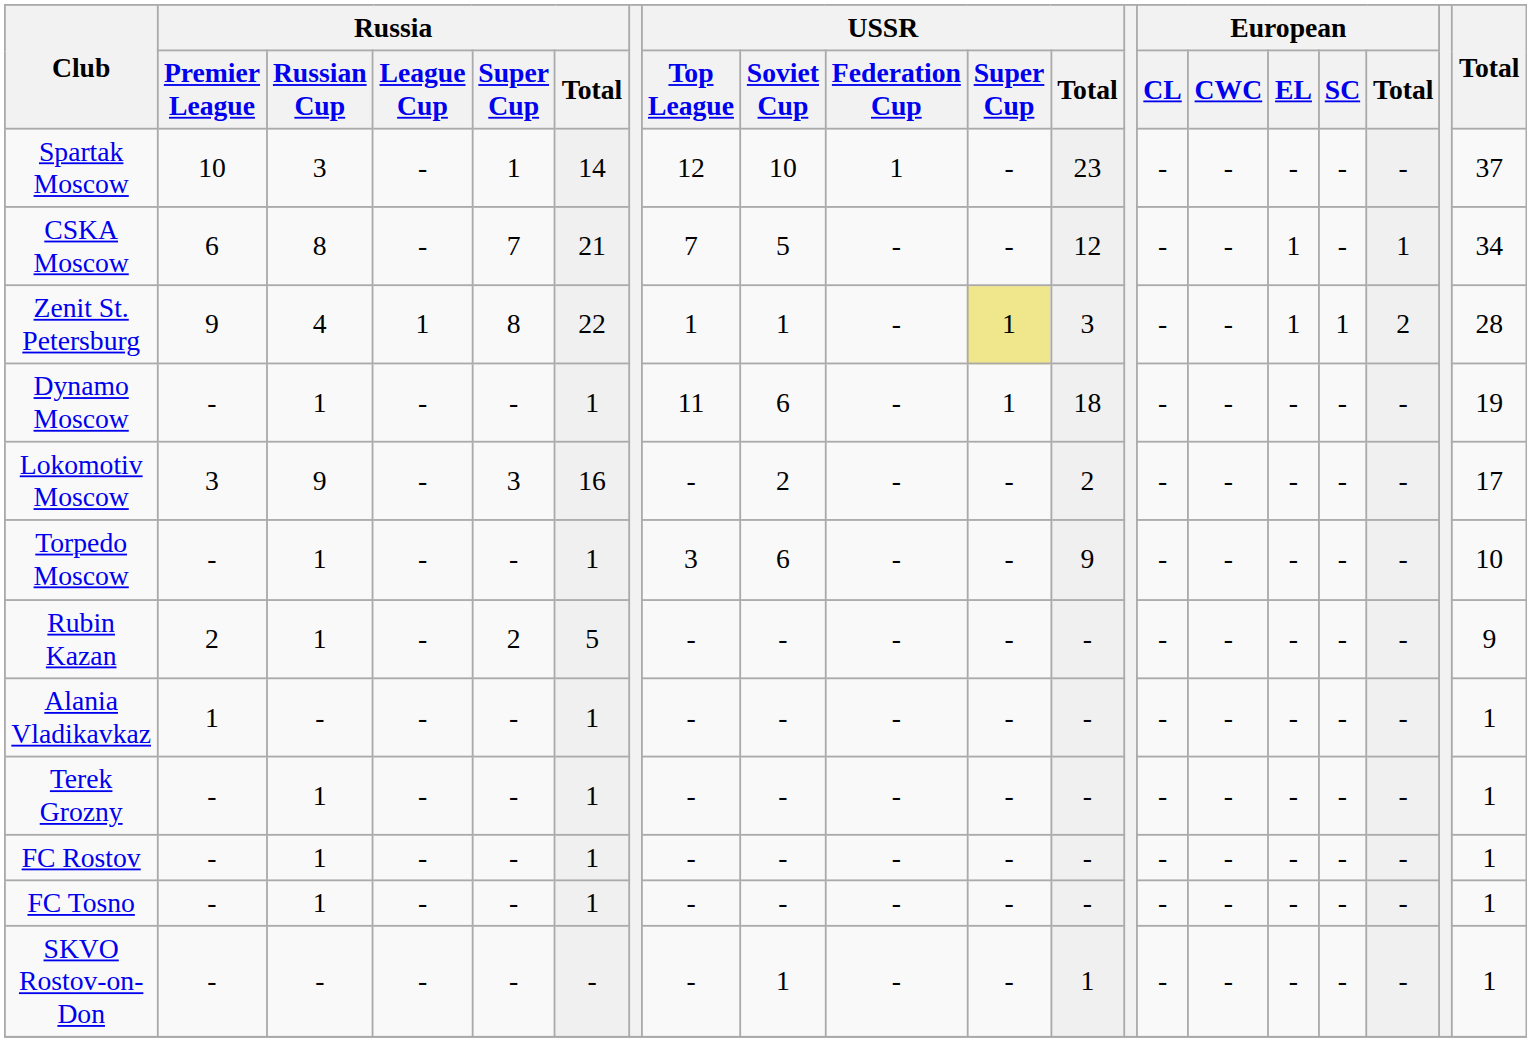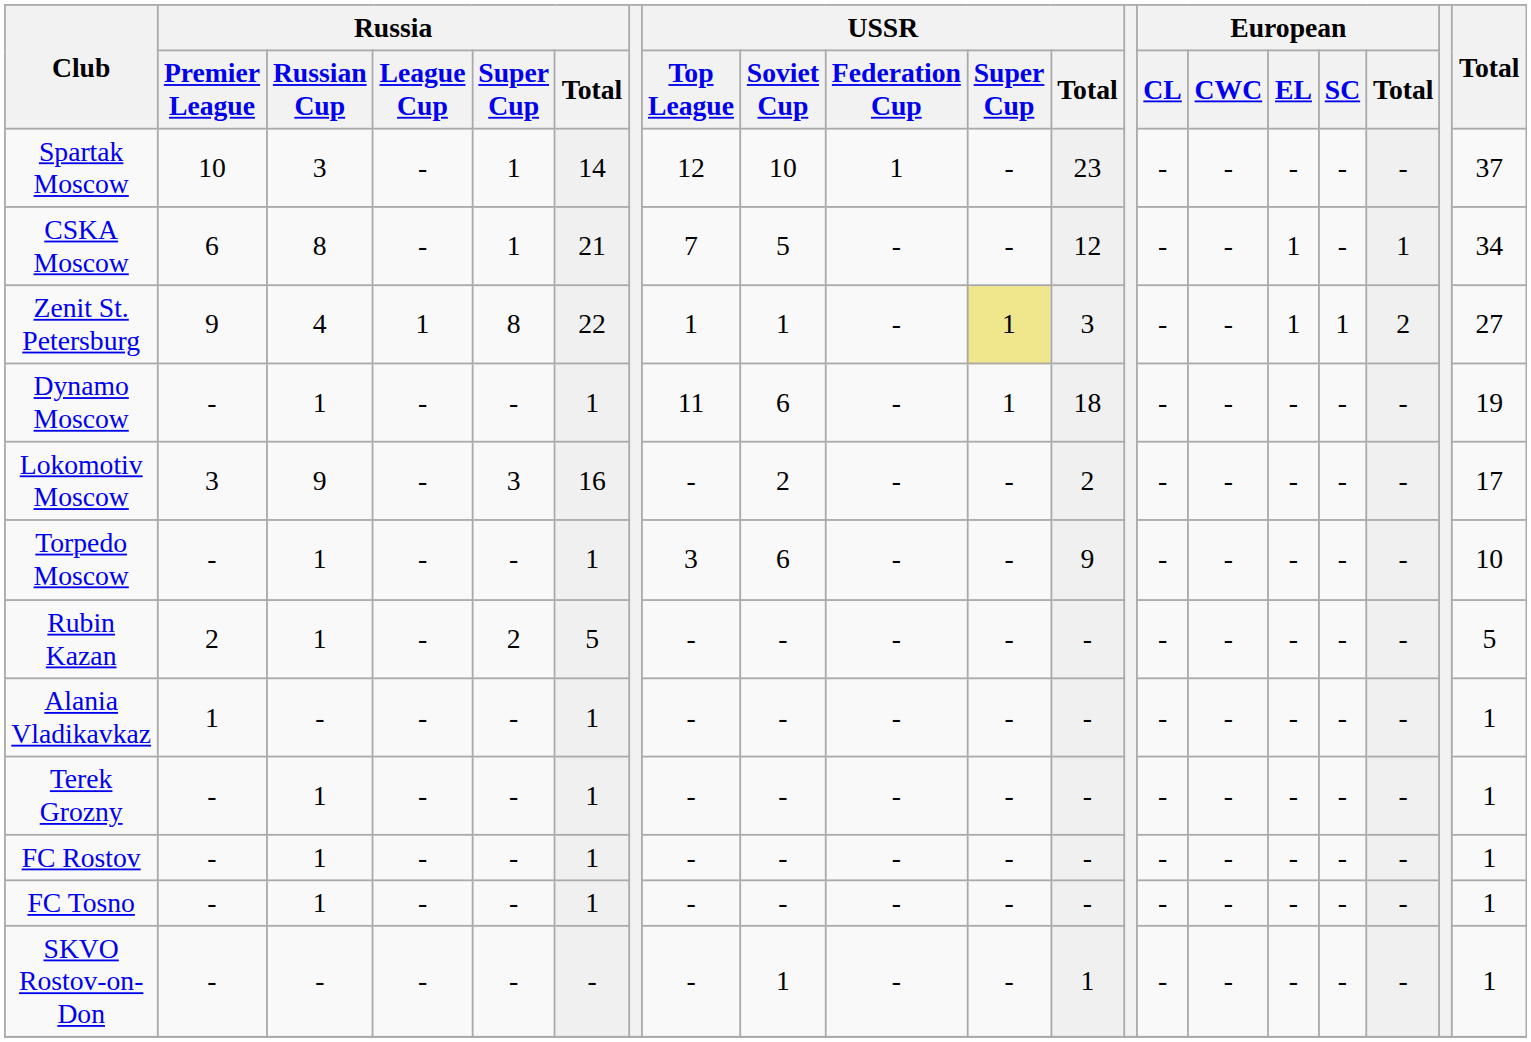(514, 246) 7 -> (514, 246) 1
(1489, 324) 28 -> (1489, 324) 27
(1489, 638) 9 -> (1489, 638) 5
